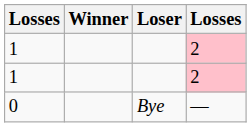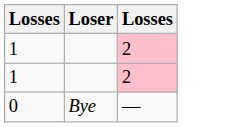- column: (98, 19)
